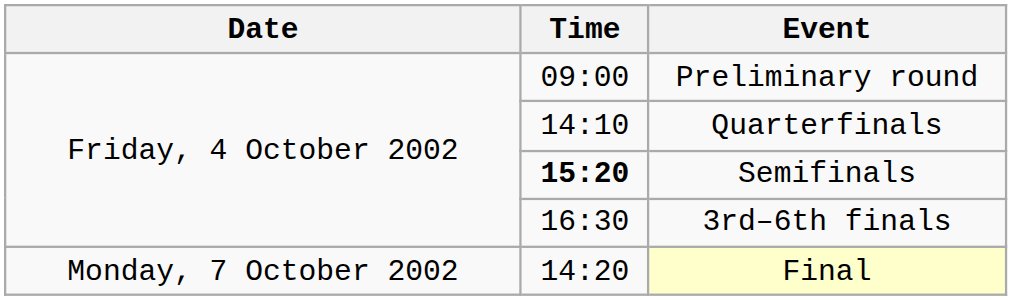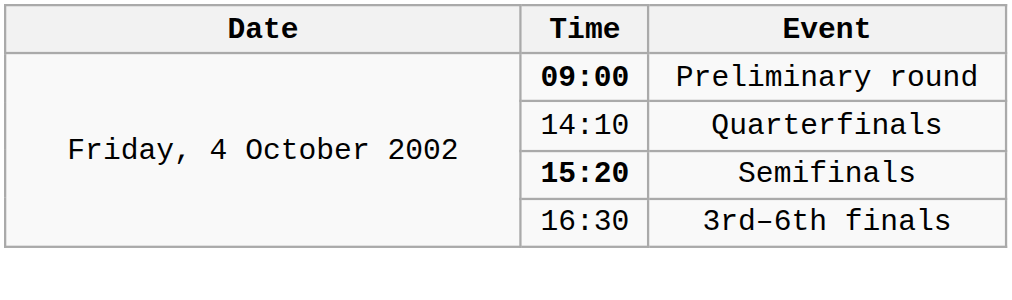(585, 78) normal -> (585, 78) bold
- row: (827, 271)
